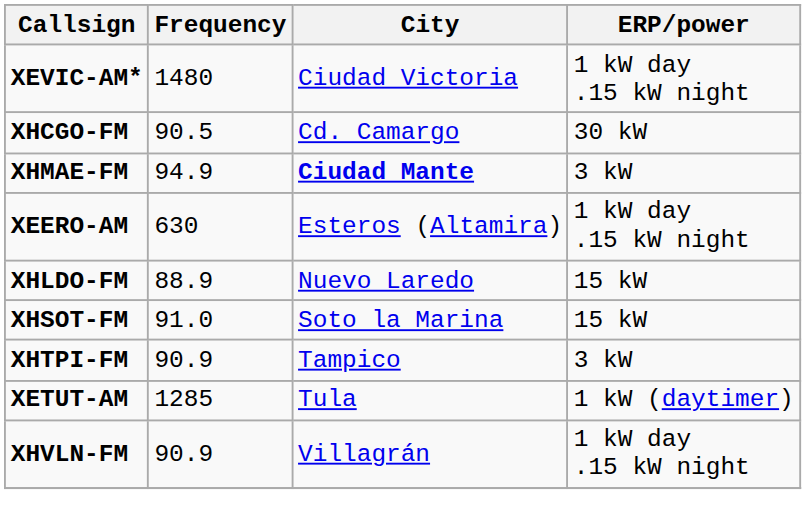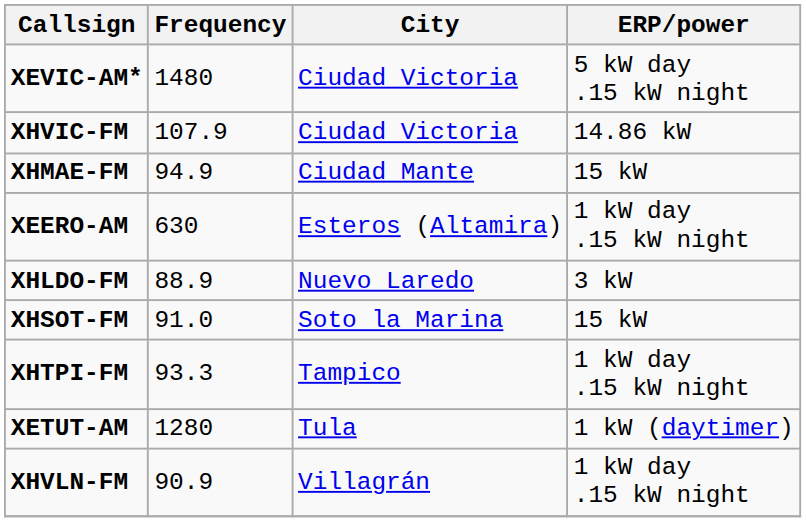(662, 79) 1 kW day .15 kW night -> (662, 79) 5 kW day .15 kW night
+ row: (69, 133)
- row: (69, 133)
(386, 173) bold -> (386, 173) normal
(603, 173) 3 kW -> (610, 173) 15 kW
(610, 280) 15 kW -> (603, 280) 3 kW
(184, 360) 90.9 -> (184, 374) 93.3
(603, 360) 3 kW -> (662, 374) 1 kW day .15 kW night
(184, 400) 1285 -> (184, 428) 1280
